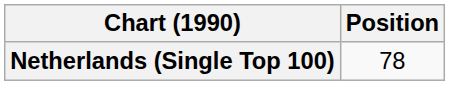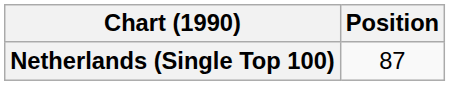(392, 60) 78 -> (392, 60) 87
